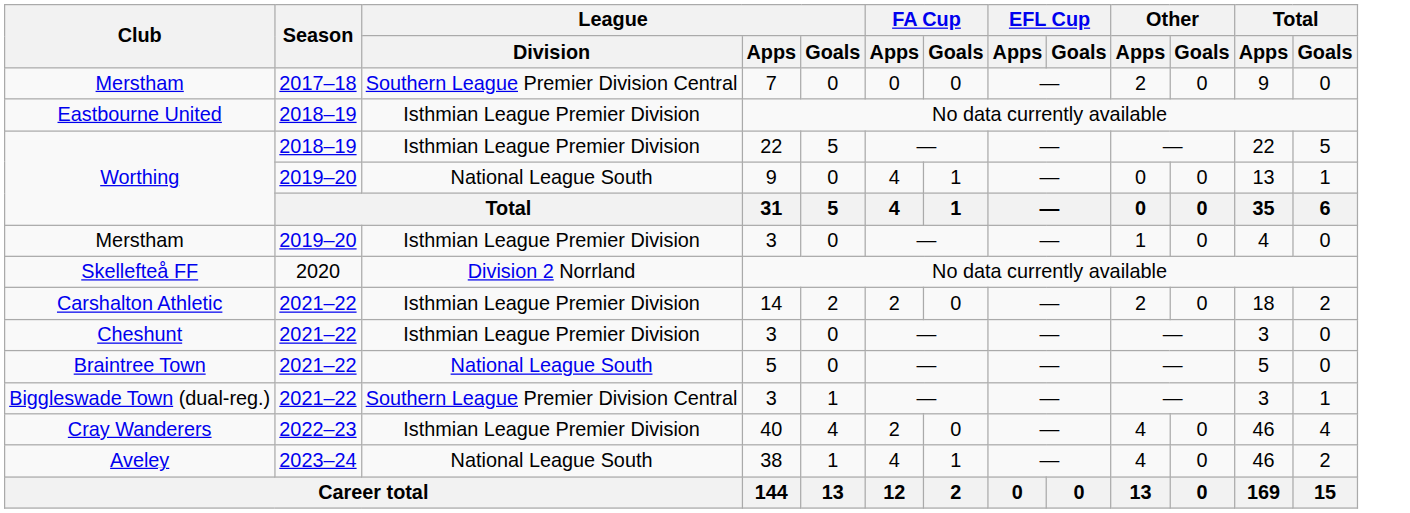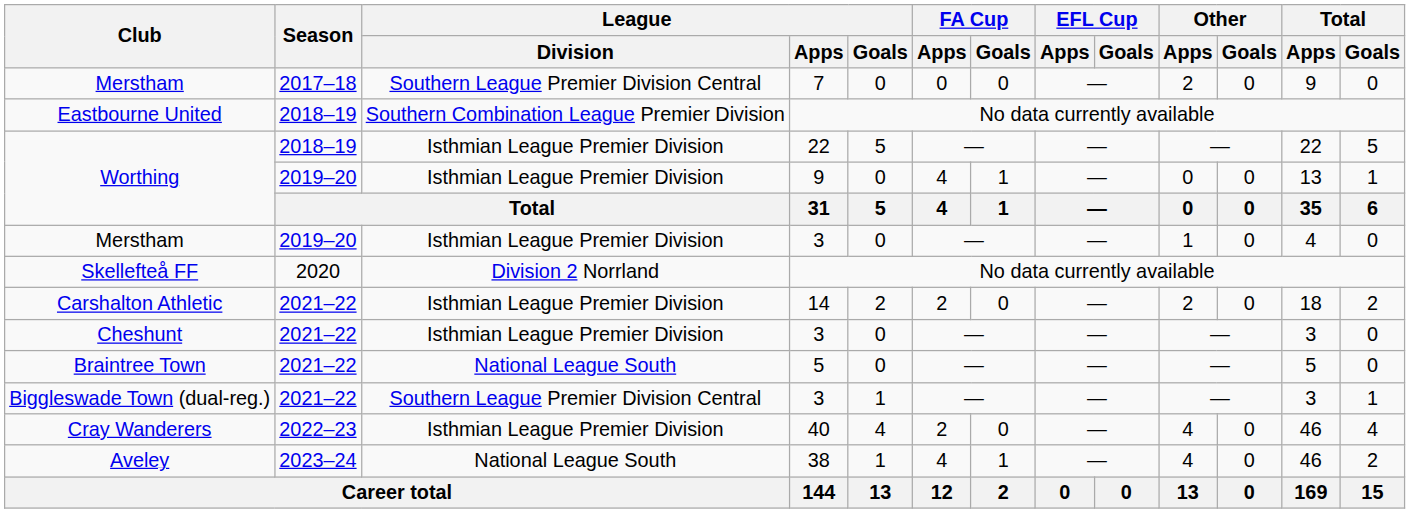(552, 114) Isthmian League Premier Division -> (575, 114) Southern Combination League Premier Division
(552, 177) National League South -> (575, 177) Isthmian League Premier Division
